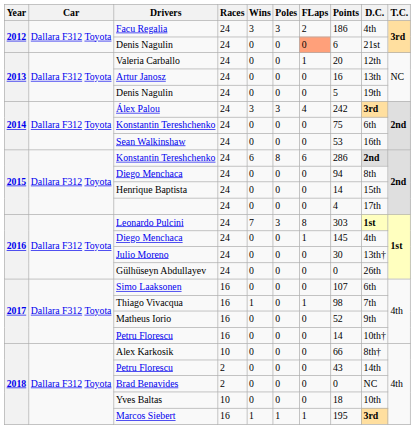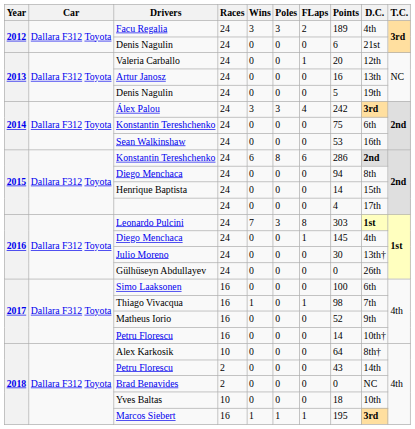(340, 29) 186 -> (340, 29) 189
(304, 45) lightsalmon background -> (304, 45) no background
(340, 287) 107 -> (340, 287) 100
(338, 352) 66 -> (338, 352) 64
